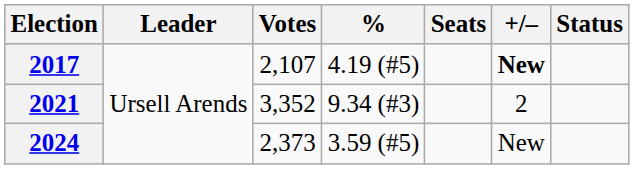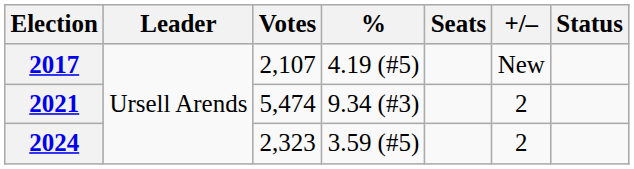(521, 63) bold -> (521, 63) normal
(288, 103) 3,352 -> (288, 103) 5,474
(288, 143) 2,373 -> (288, 143) 2,323
(521, 143) New -> (521, 143) 2
